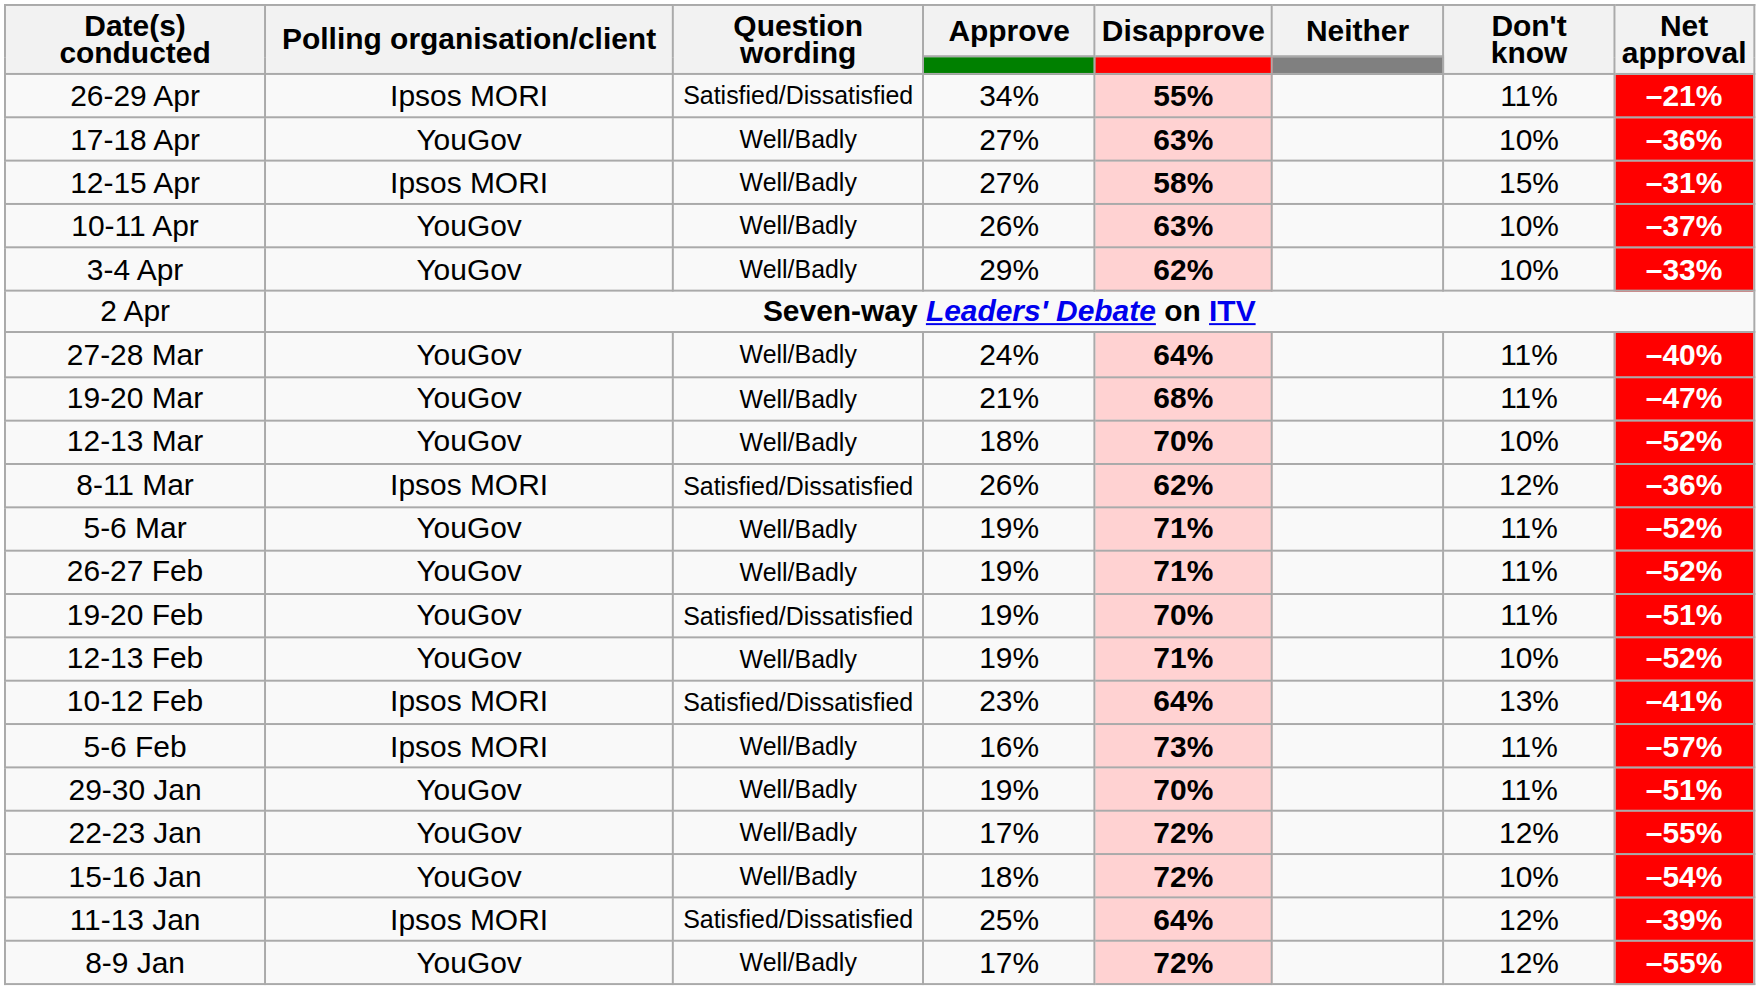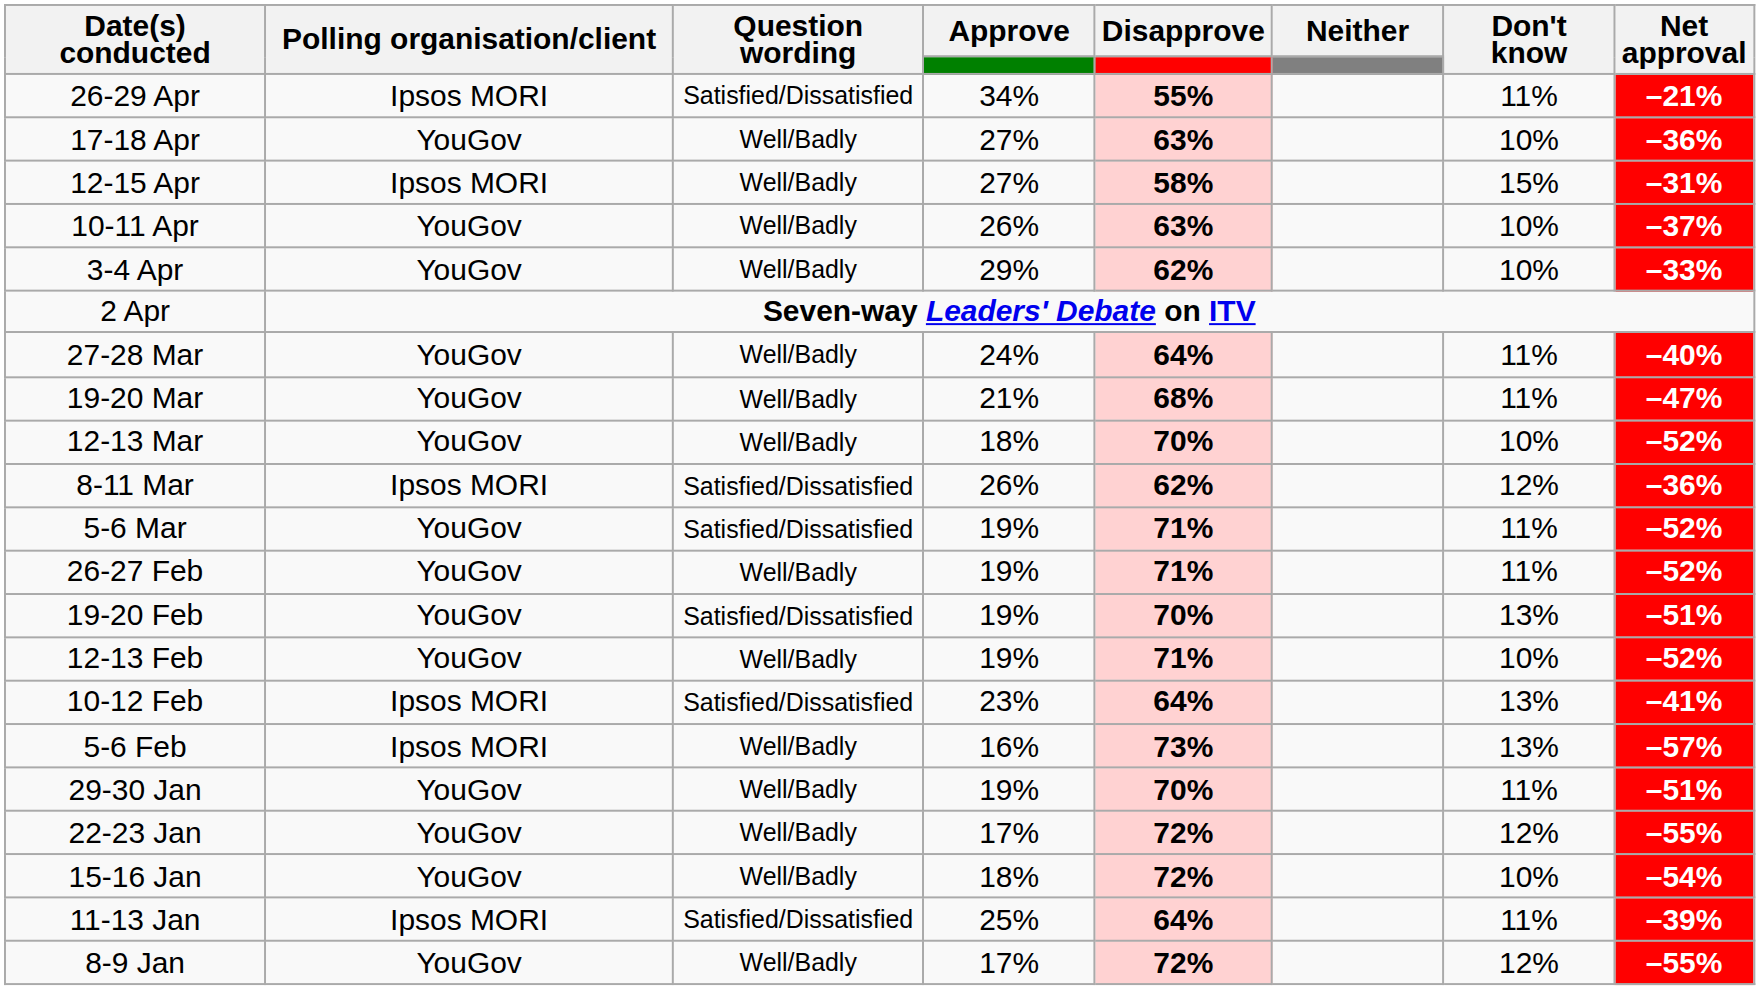(798, 530) Well/Badly -> (798, 530) Satisfied/Dissatisfied
(1529, 615) 11% -> (1529, 615) 13%
(1529, 745) 11% -> (1529, 745) 13%
(1529, 919) 12% -> (1529, 919) 11%
